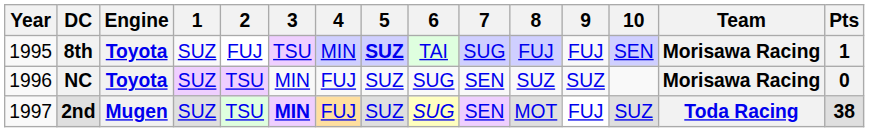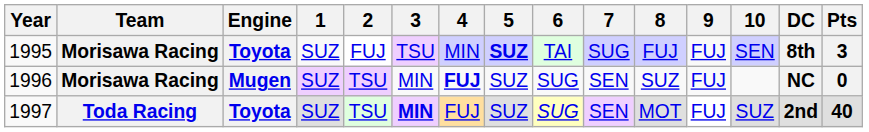columns swapped: (741, 20) <-> (78, 20)
(844, 51) 1 -> (842, 51) 3
(137, 81) Toyota -> (260, 81) Mugen
(338, 81) normal -> (462, 81) bold
(586, 81) SUZ -> (708, 81) FUJ
(137, 112) Mugen -> (260, 112) Toyota
(844, 112) 38 -> (842, 112) 40
